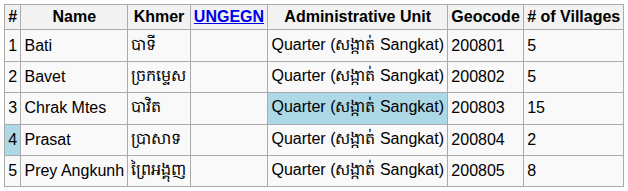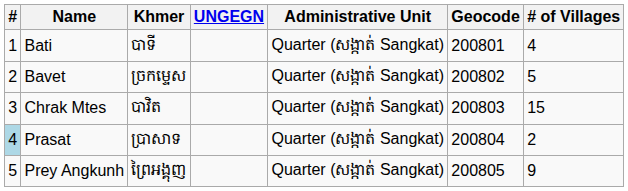(532, 45) 5 -> (532, 45) 4
(358, 107) lightblue background -> (358, 107) no background
(532, 171) 8 -> (532, 171) 9
